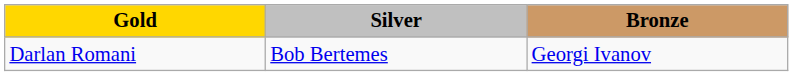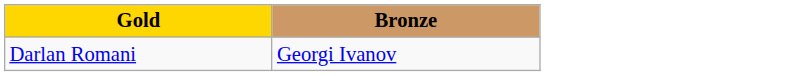- column: (396, 20)
